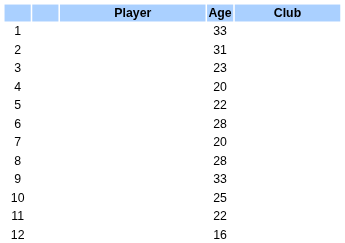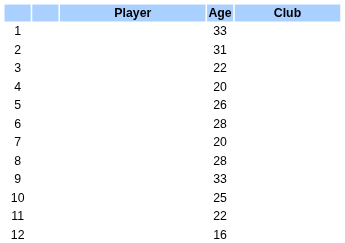(220, 68) 23 -> (220, 68) 22
(220, 105) 22 -> (220, 105) 26
